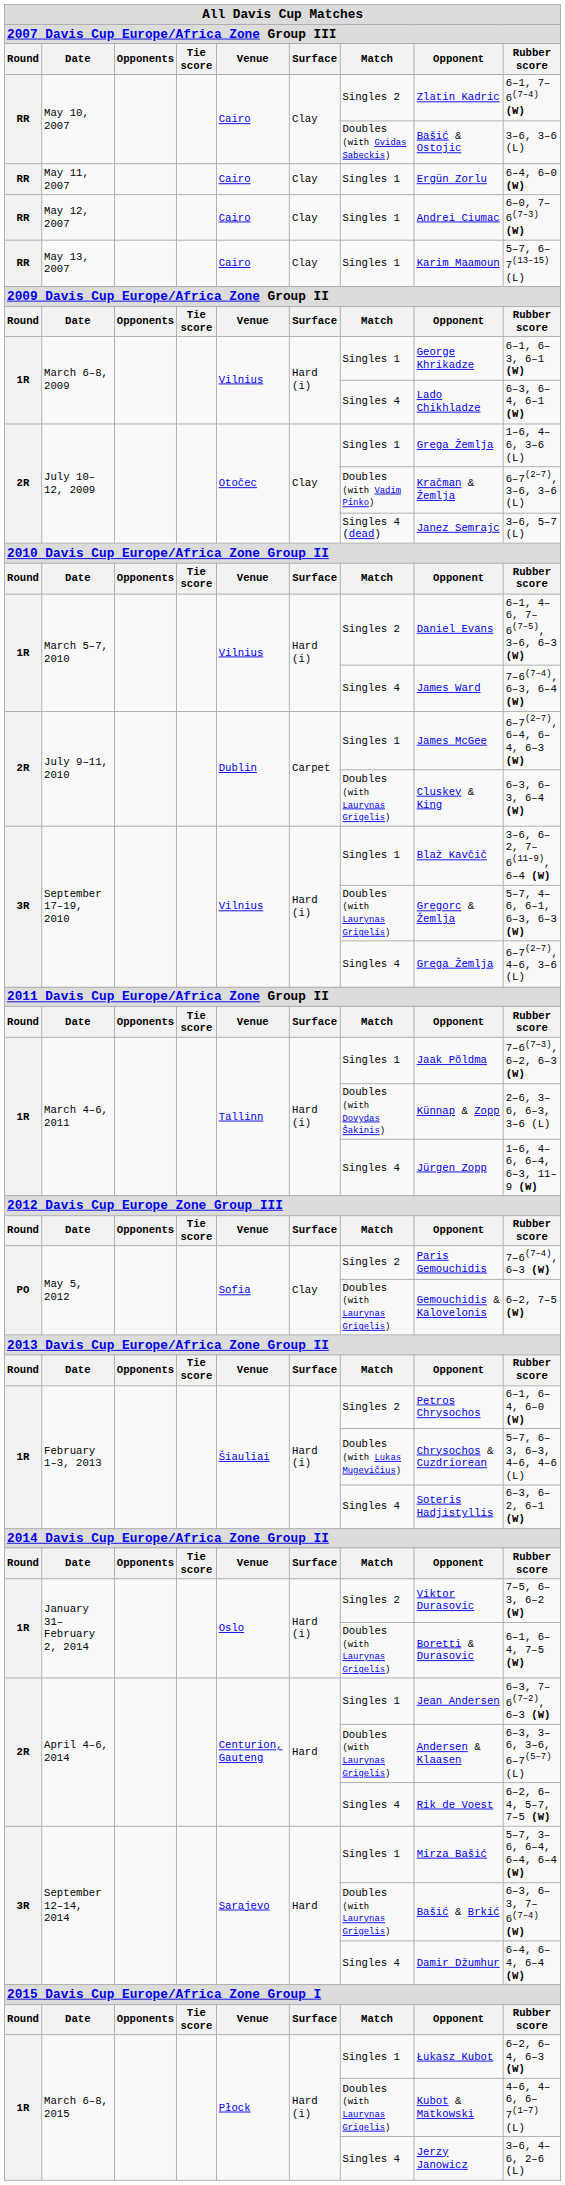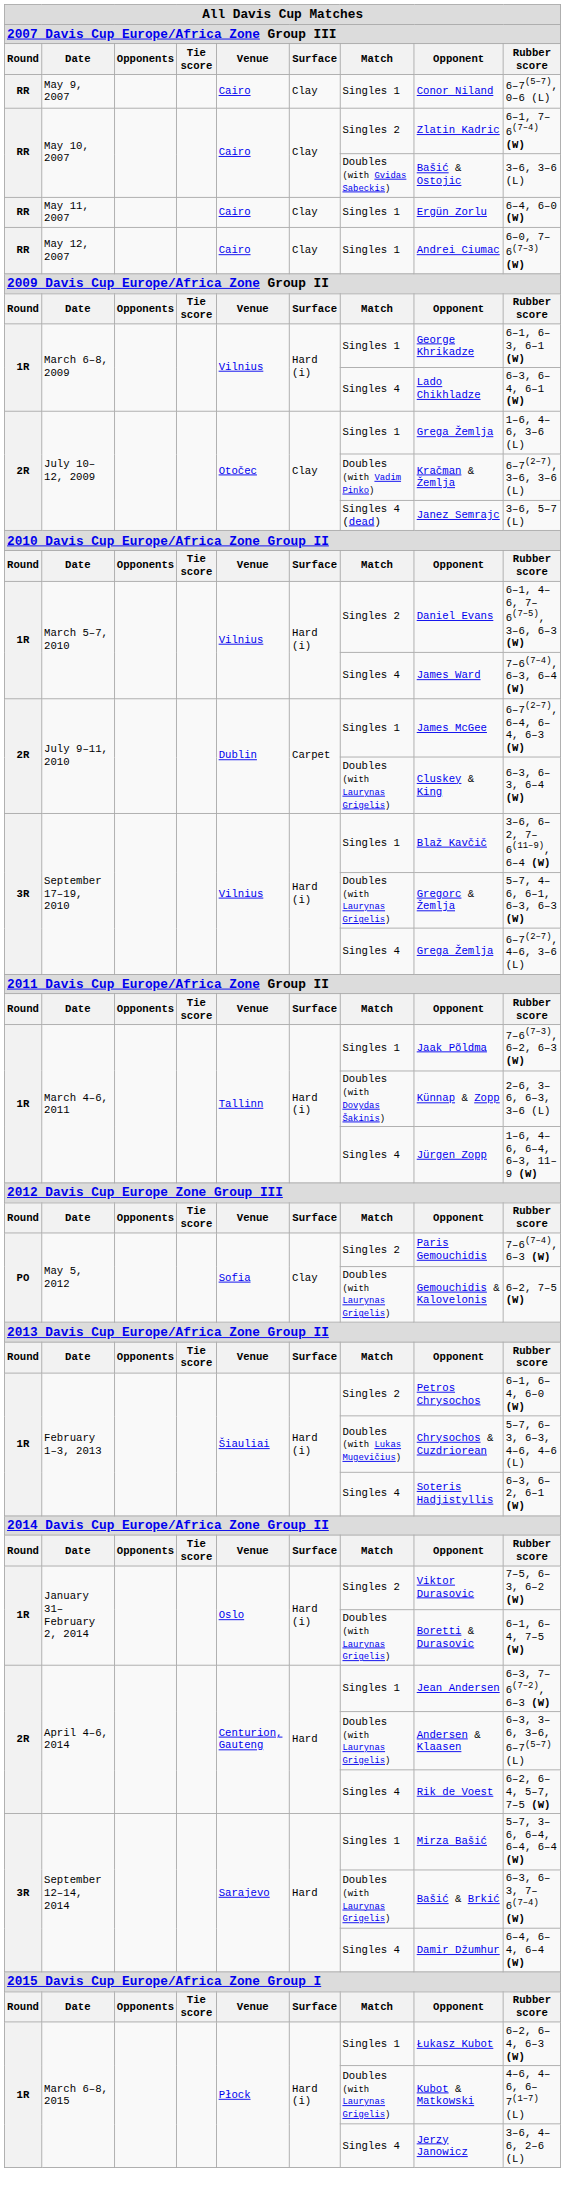+ row: (23, 91)
- row: (23, 263)
